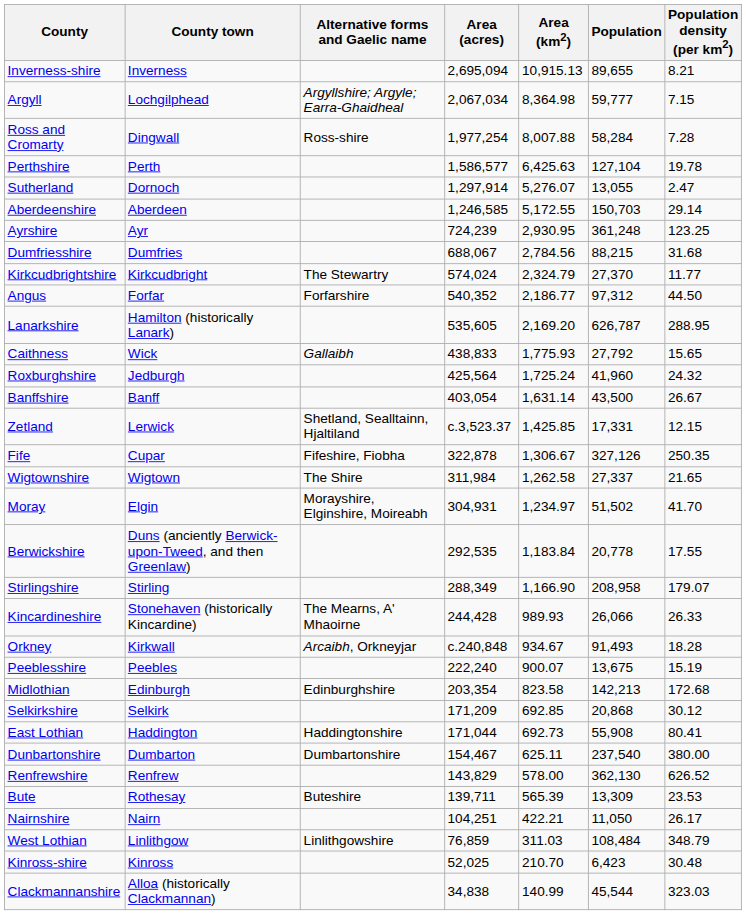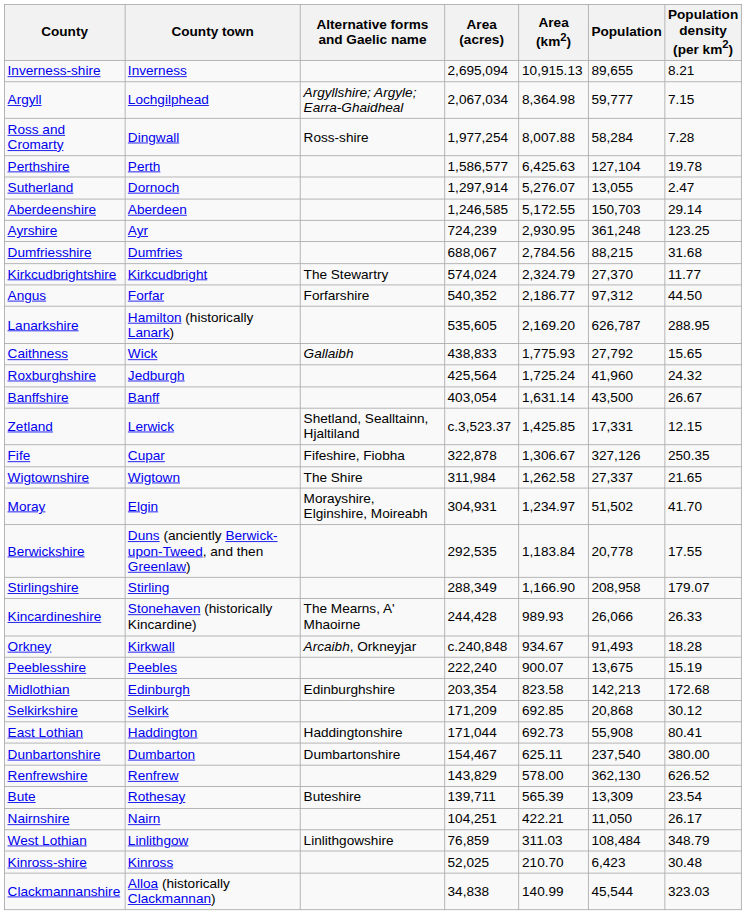(685, 797) 23.53 -> (685, 797) 23.54
